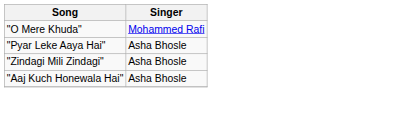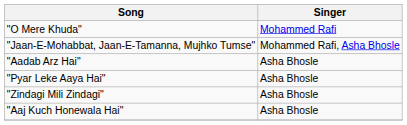+ row: (131, 45)
+ row: (44, 62)
